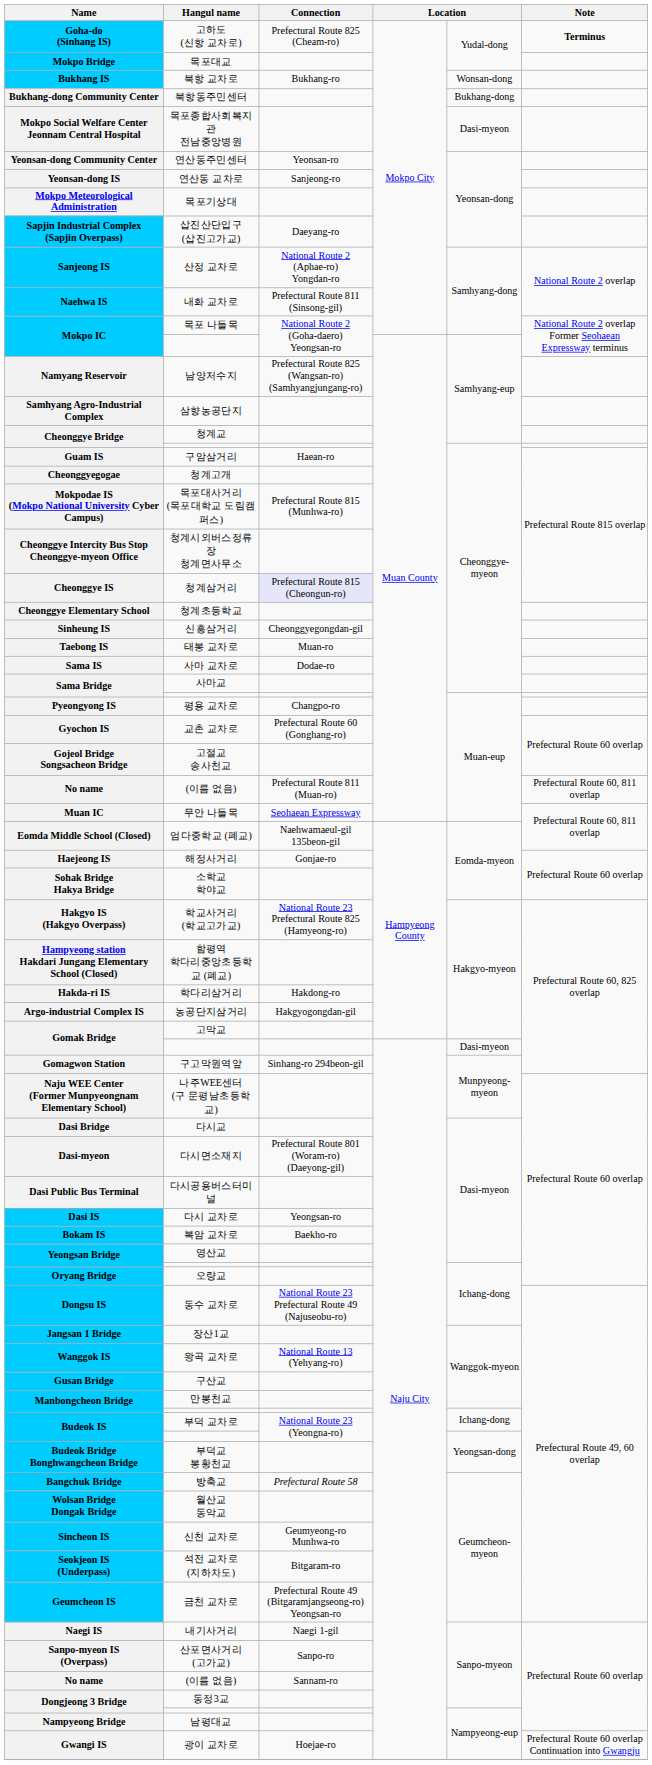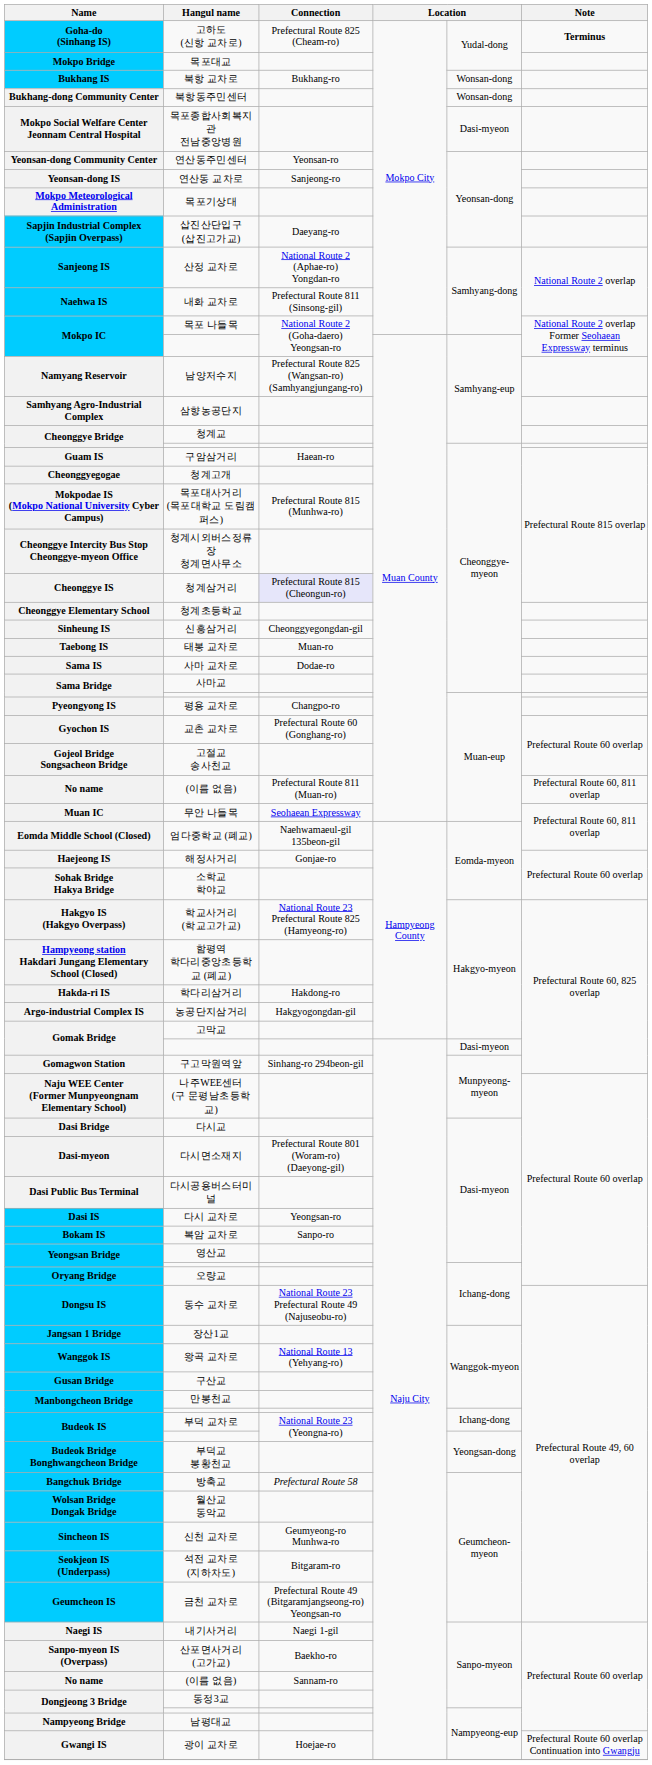(484, 97) Bukhang-dong -> (484, 97) Wonsan-dong
(316, 1234) Baekho-ro -> (316, 1234) Sanpo-ro
(316, 1655) Sanpo-ro -> (316, 1655) Baekho-ro
